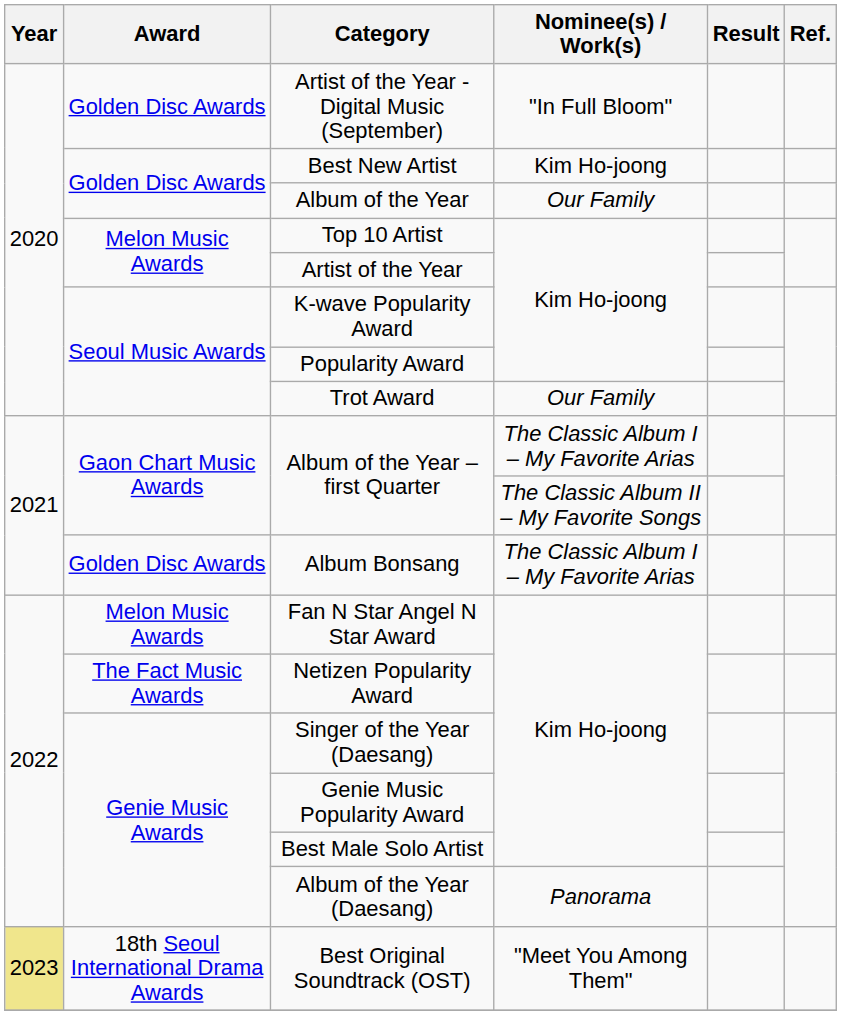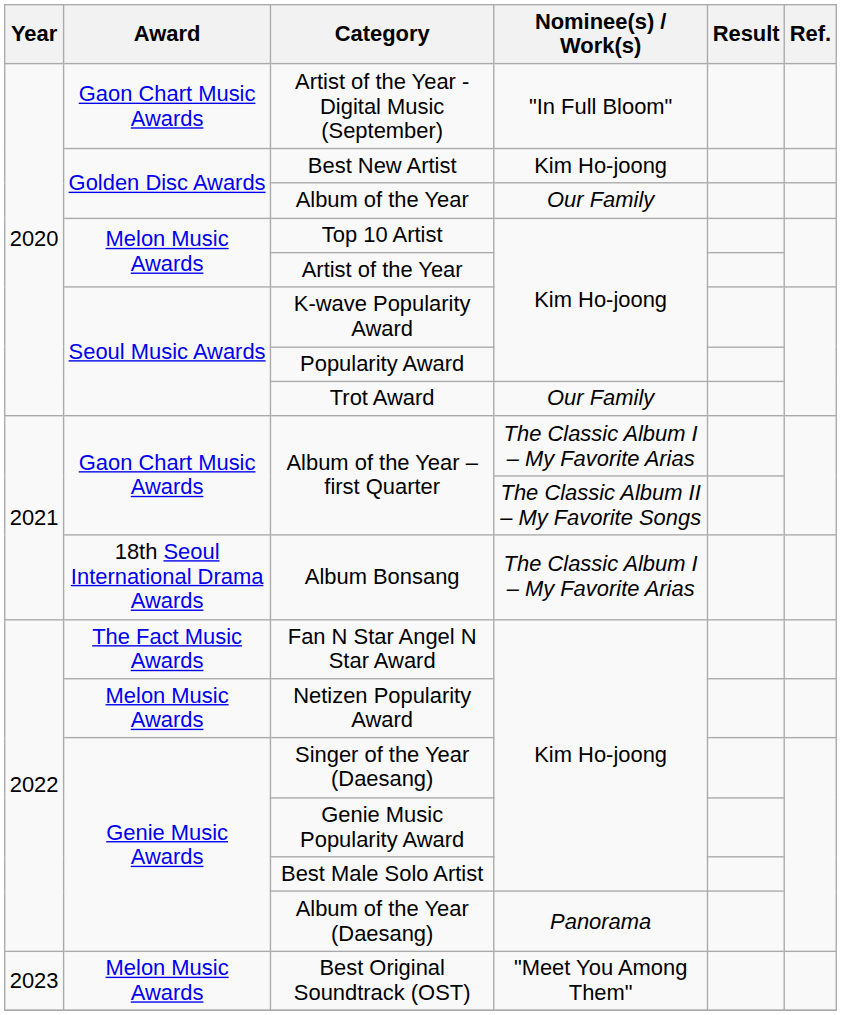(167, 105) Golden Disc Awards -> (167, 105) Gaon Chart Music Awards
(167, 564) Golden Disc Awards -> (167, 576) 18th Seoul International Drama Awards
(167, 623) Melon Music Awards -> (167, 648) The Fact Music Awards
(167, 683) The Fact Music Awards -> (167, 708) Melon Music Awards
(34, 968) khaki background -> (34, 980) no background
(167, 968) 18th Seoul International Drama Awards -> (167, 980) Melon Music Awards
